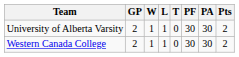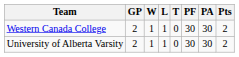rows swapped: (65, 28) <-> (56, 44)
